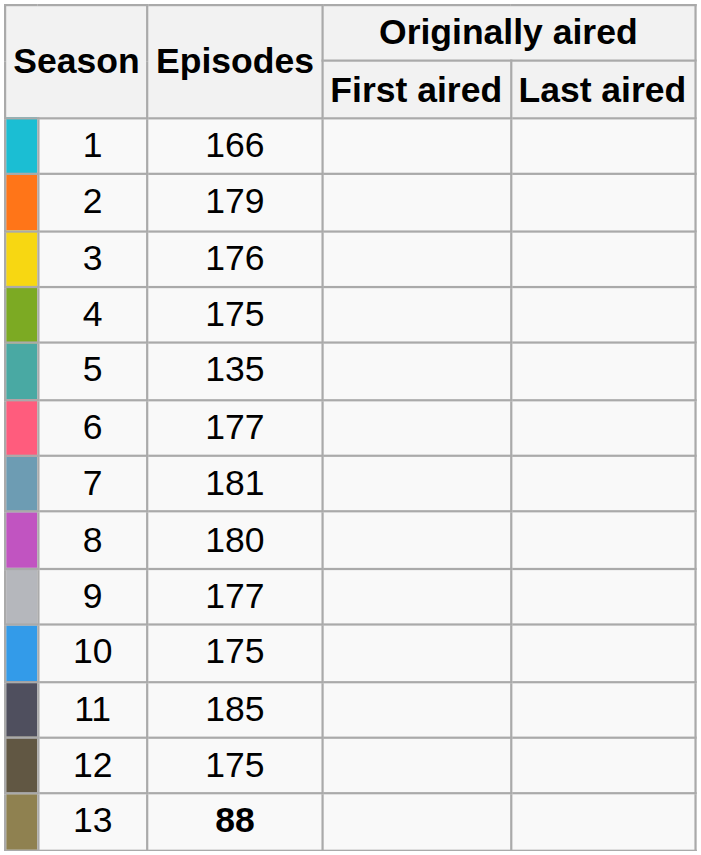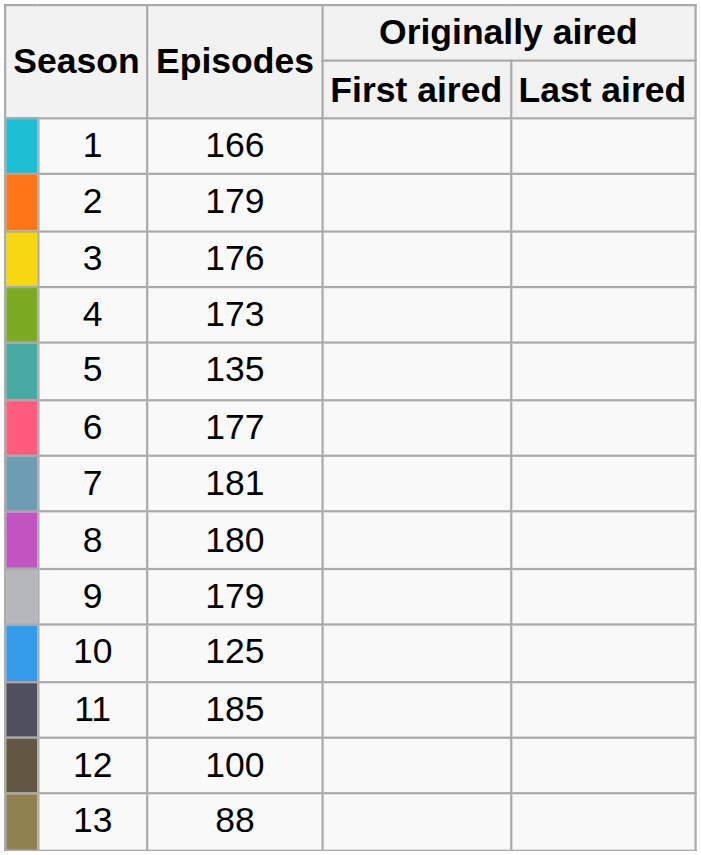(235, 314) 175 -> (235, 314) 173
(235, 595) 177 -> (235, 595) 179
(235, 652) 175 -> (235, 652) 125
(235, 764) 175 -> (235, 764) 100
(235, 821) bold -> (235, 821) normal
